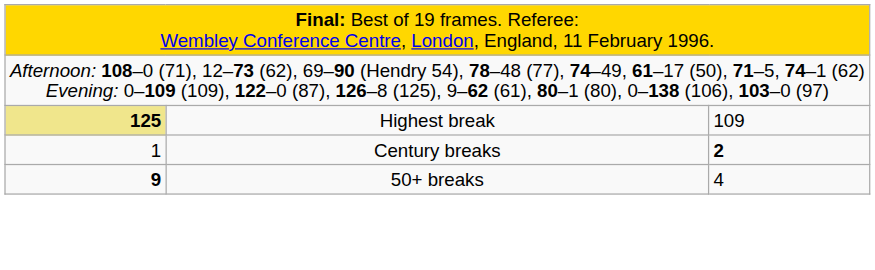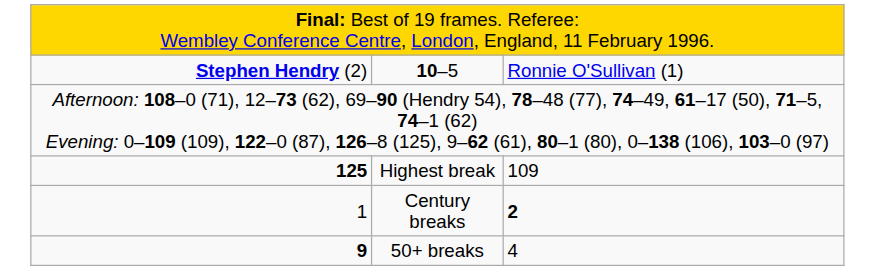+ row: (437, 70)
(146, 121) khaki background -> (352, 171) no background
